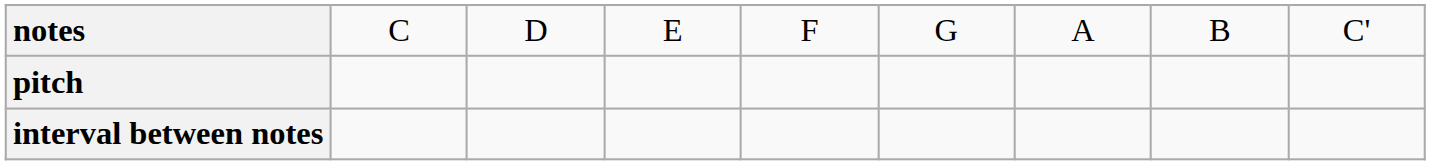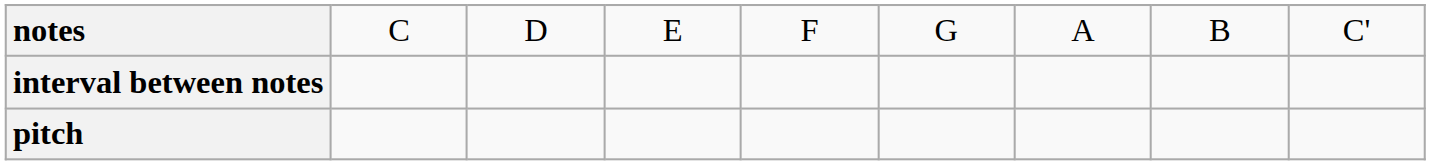rows swapped: (48, 81) <-> (168, 133)
